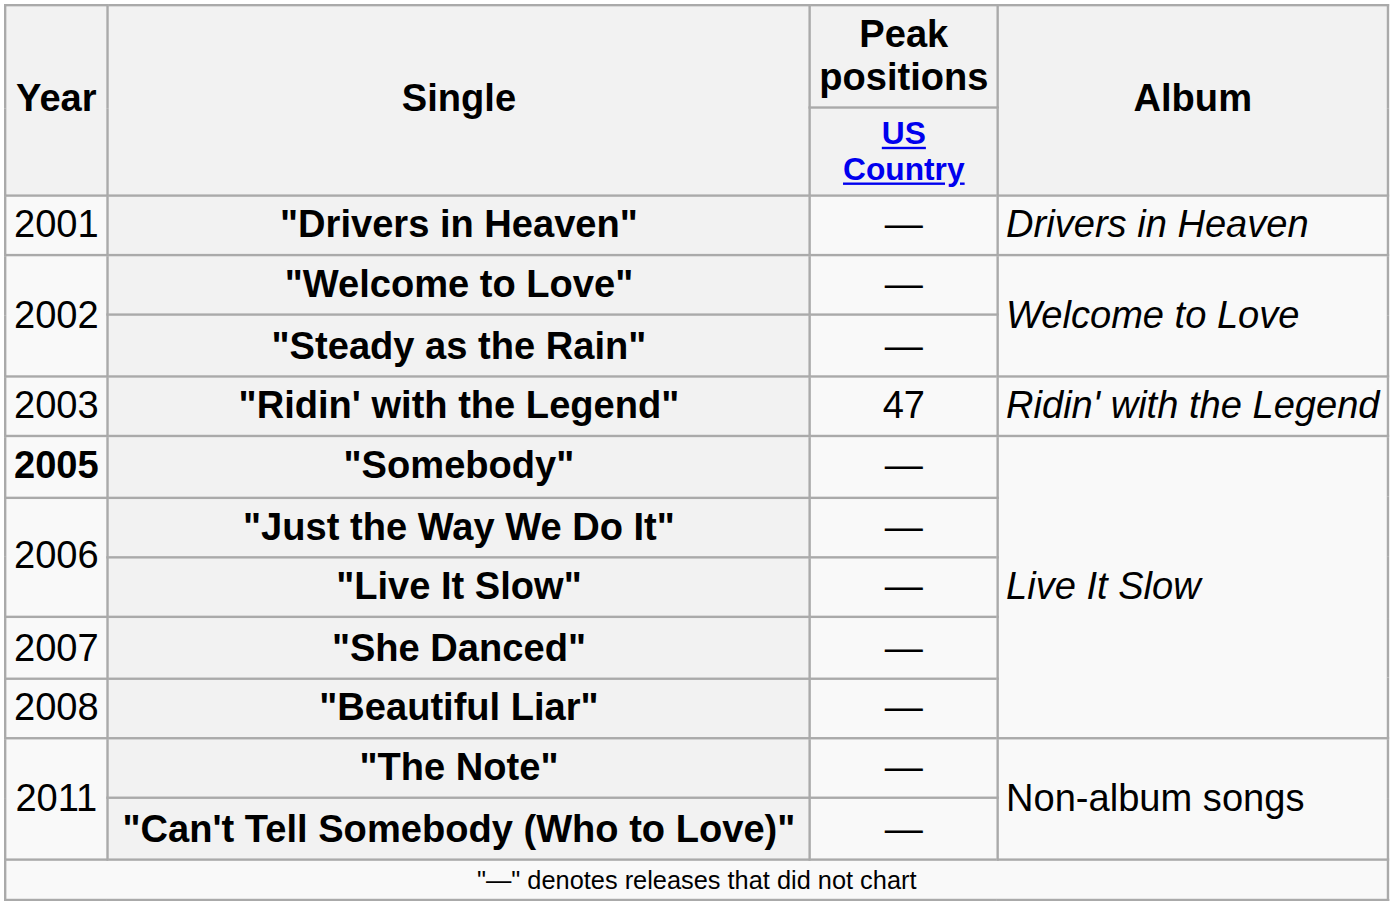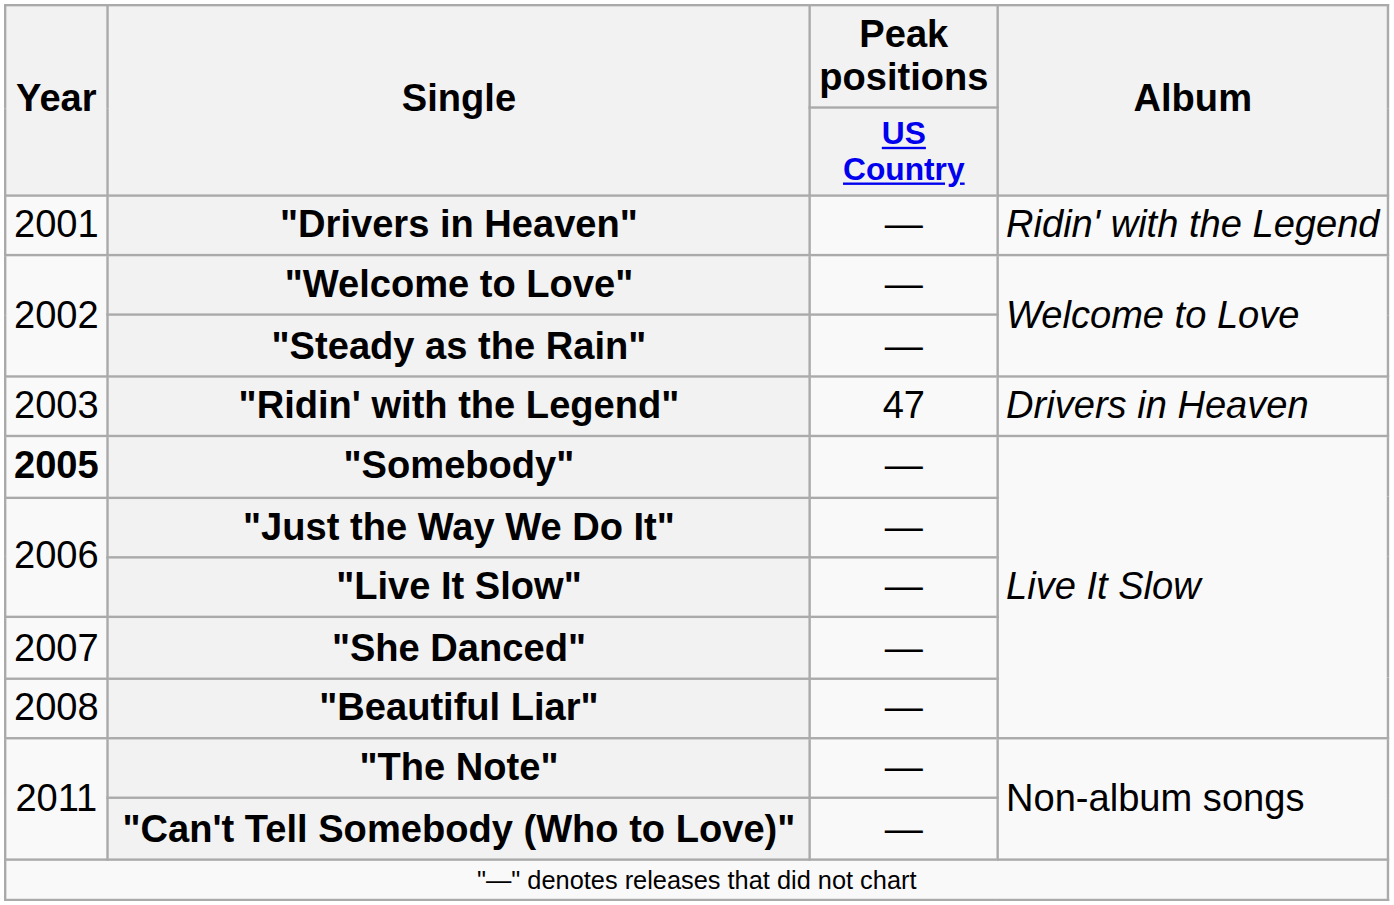(1157, 224) Drivers in Heaven -> (1193, 224) Ridin' with the Legend
(1193, 405) Ridin' with the Legend -> (1157, 405) Drivers in Heaven
